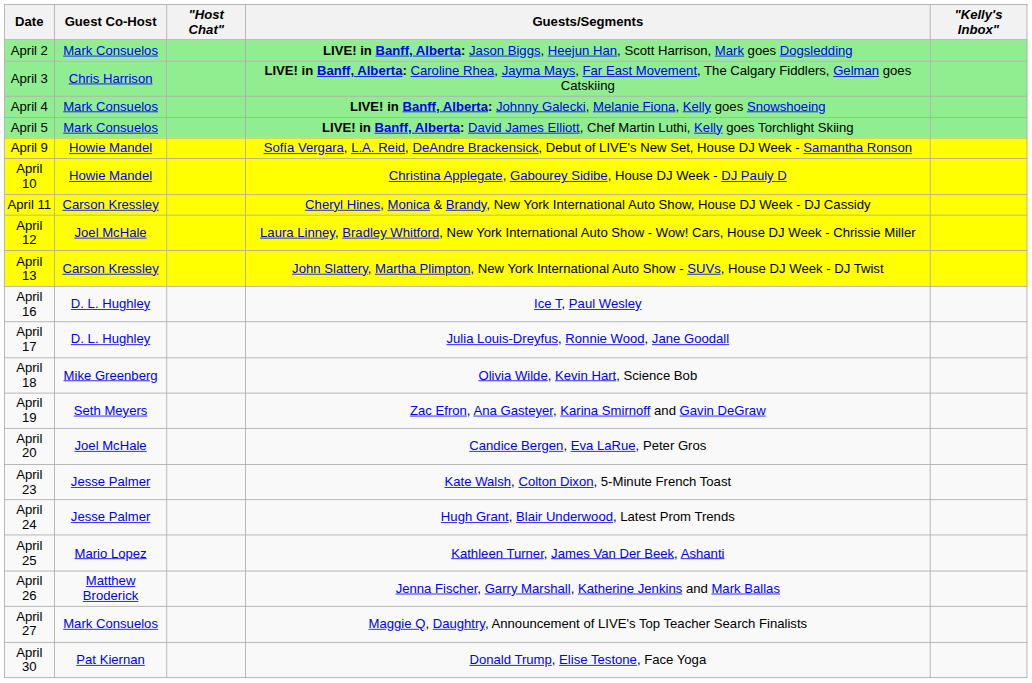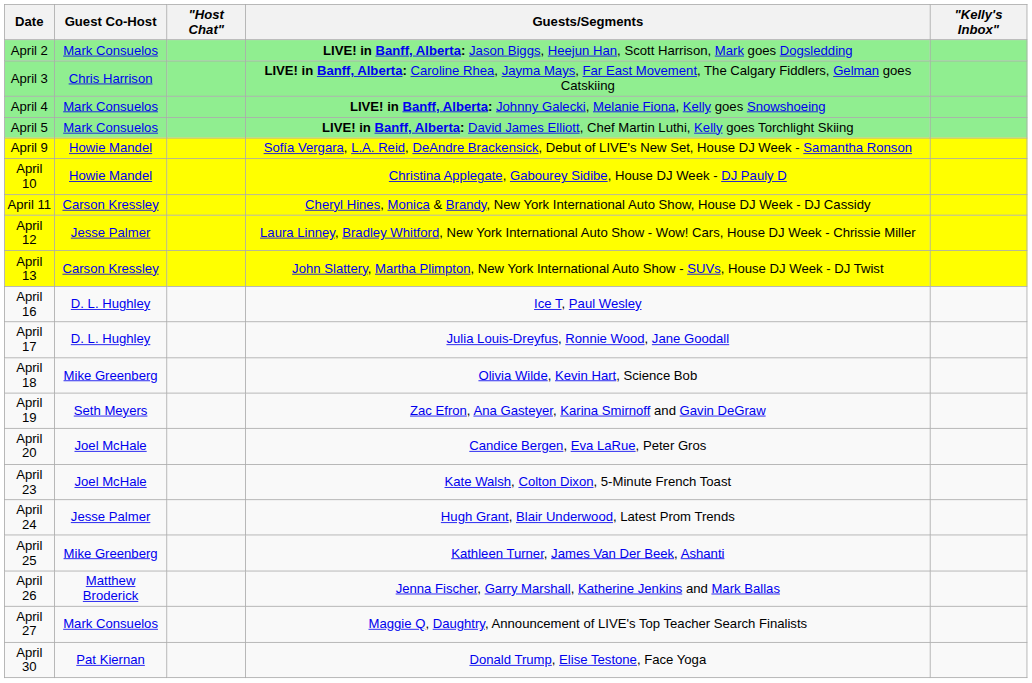(111, 233) Joel McHale -> (111, 233) Jesse Palmer
(111, 481) Jesse Palmer -> (111, 481) Joel McHale
(111, 553) Mario Lopez -> (111, 553) Mike Greenberg
